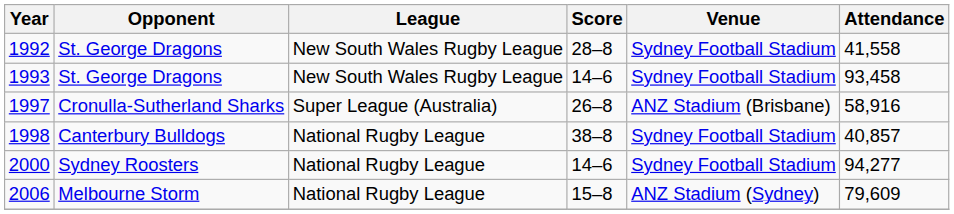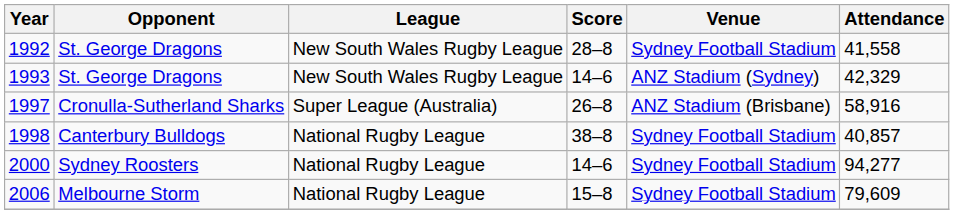(733, 77) Sydney Football Stadium -> (725, 77) ANZ Stadium (Sydney)
(872, 77) 93,458 -> (872, 77) 42,329
(725, 194) ANZ Stadium (Sydney) -> (733, 194) Sydney Football Stadium
